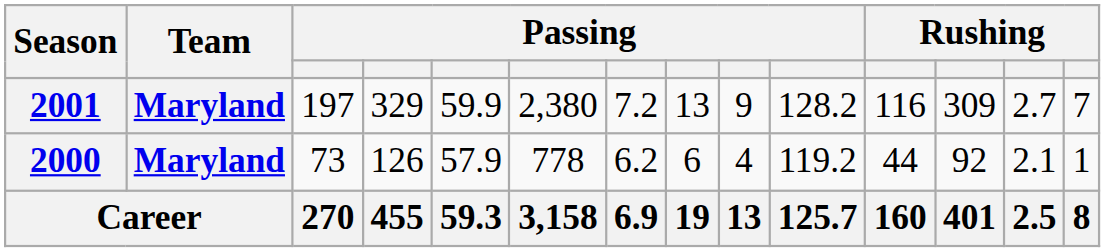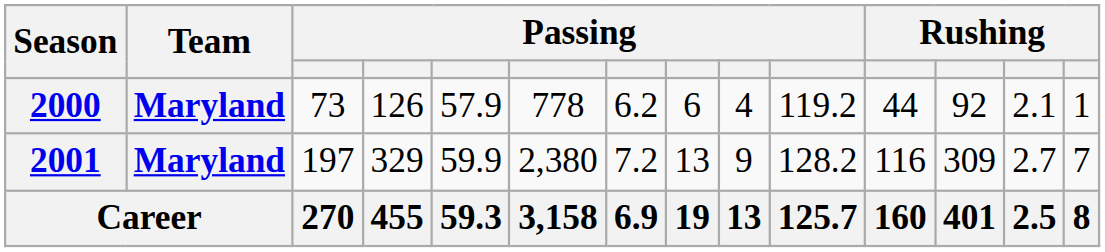rows swapped: (65, 160) <-> (65, 104)
